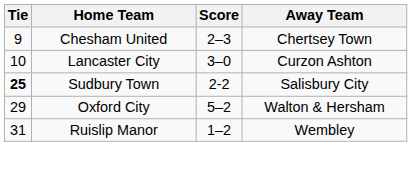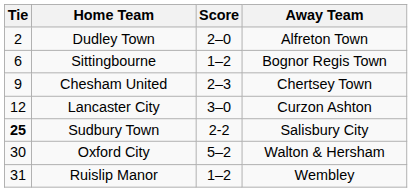+ row: (114, 38)
+ row: (114, 61)
(18, 61) 10 -> (18, 107) 12
(18, 107) 29 -> (18, 152) 30
